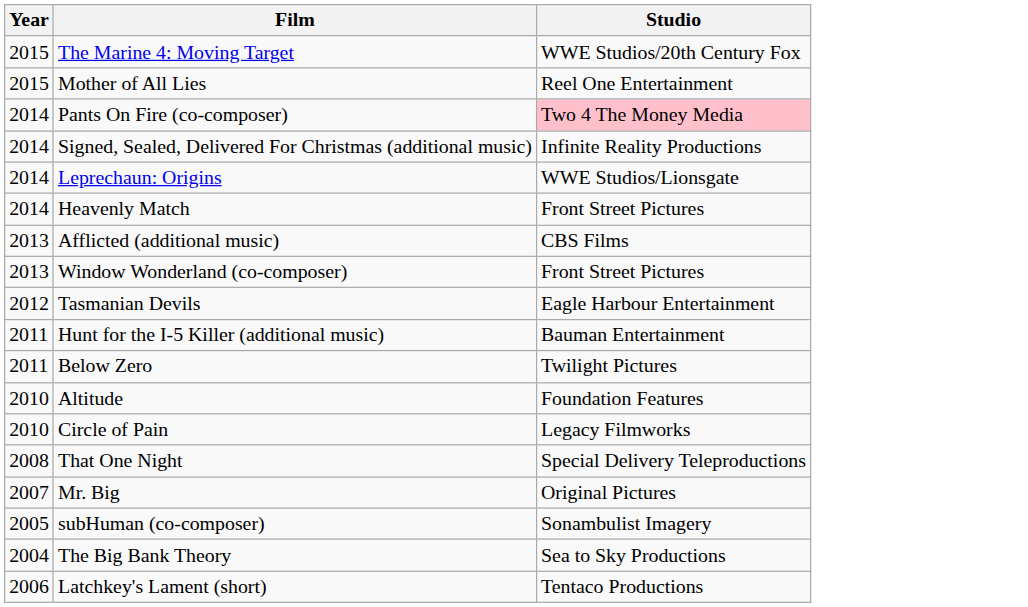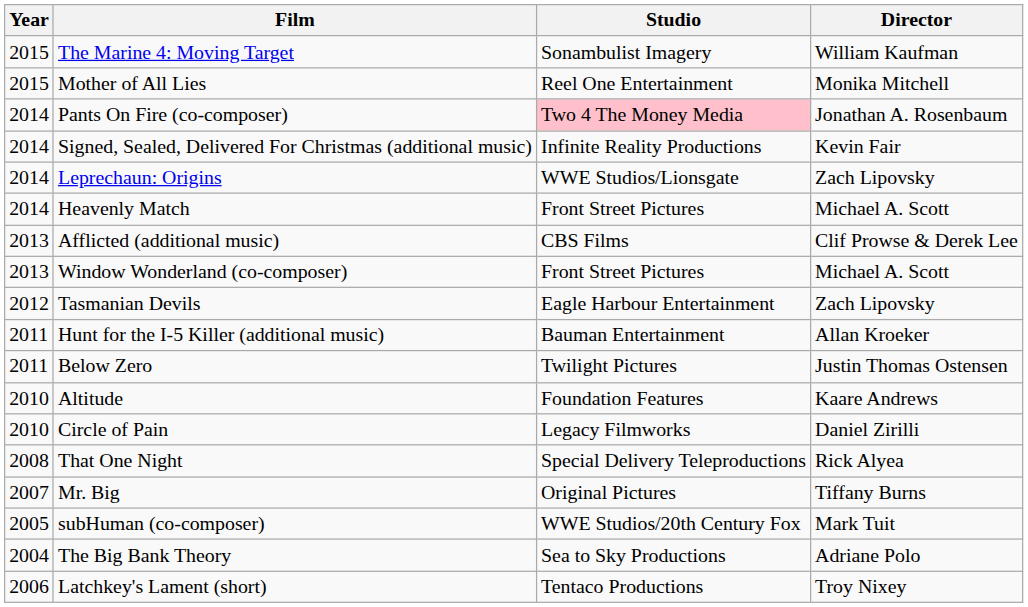+ column: (916, 20)
(671, 51) WWE Studios/20th Century Fox -> (626, 51) Sonambulist Imagery
(626, 523) Sonambulist Imagery -> (671, 523) WWE Studios/20th Century Fox
